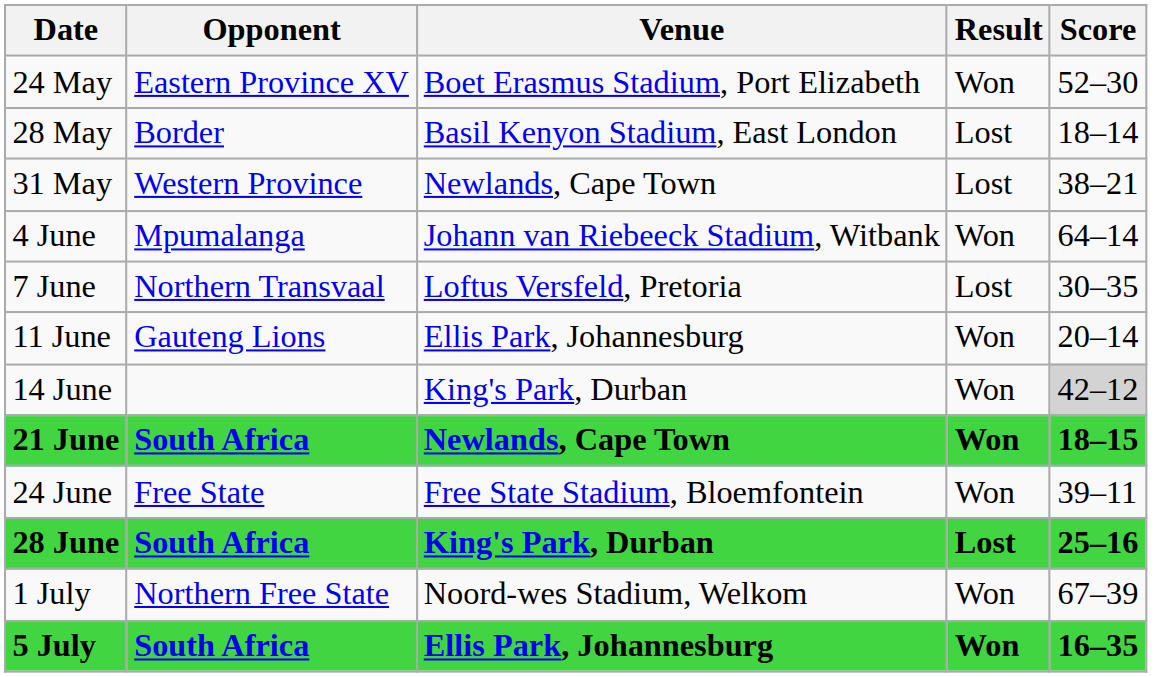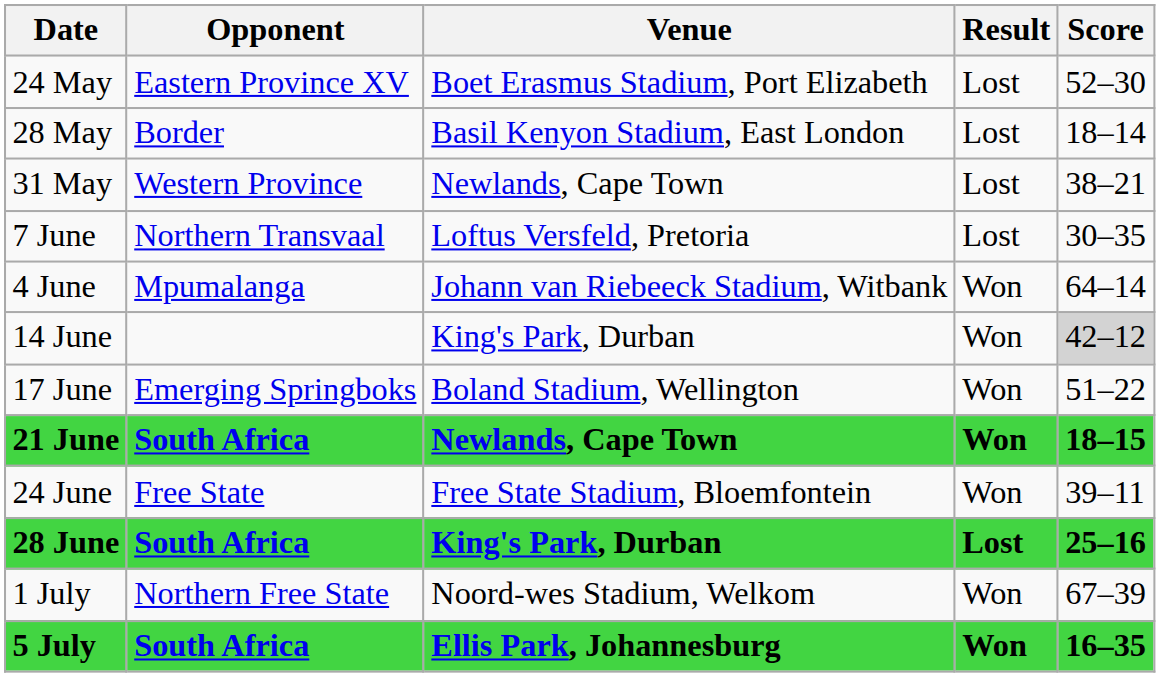(985, 81) Won -> (991, 81) Lost
rows swapped: (54, 235) <-> (54, 286)
- row: (62, 337)
+ row: (62, 388)
